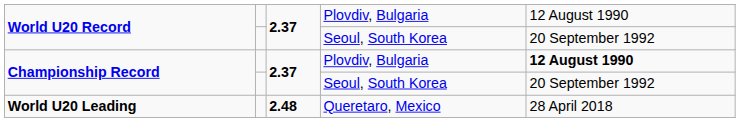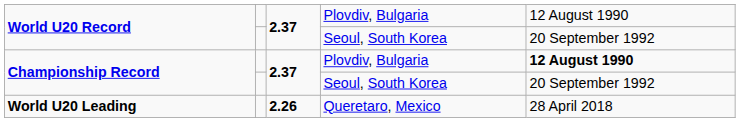(283, 106) 2.48 -> (283, 106) 2.26
